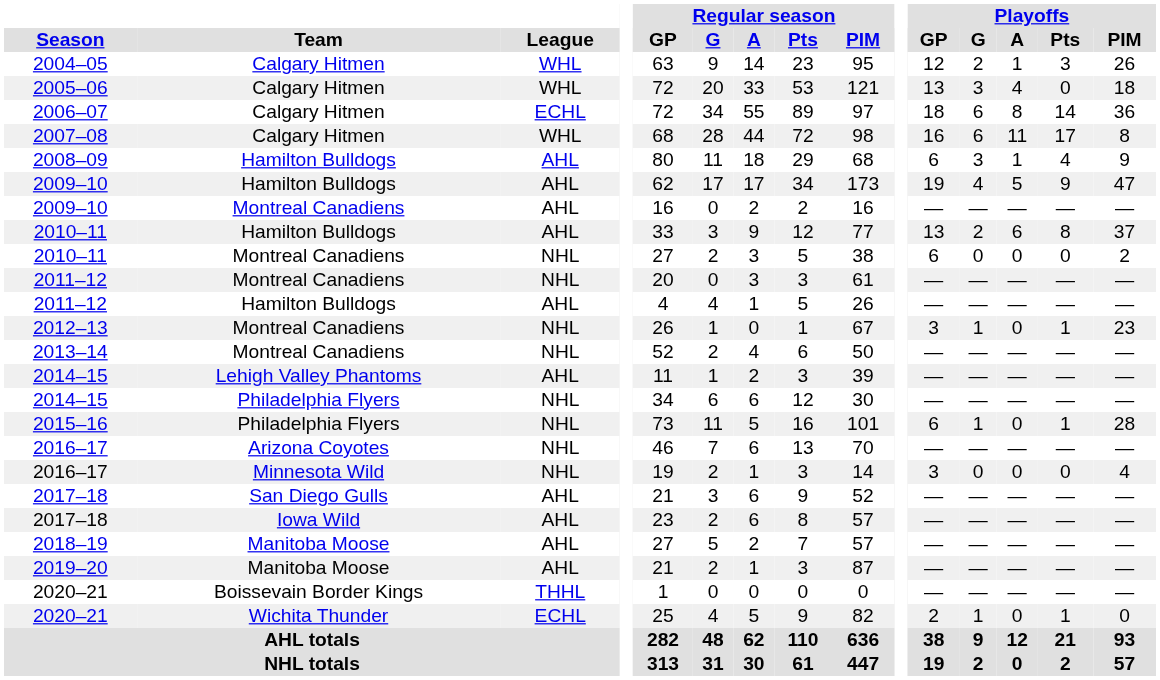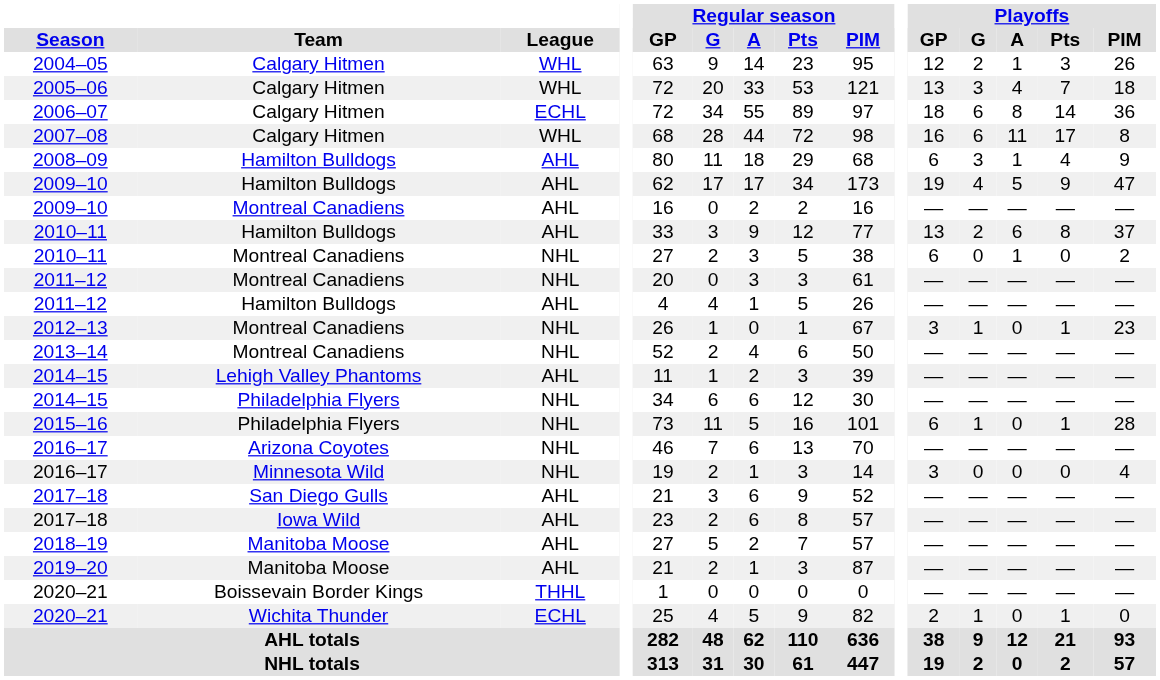(1065, 87) 0 -> (1065, 87) 7
(1017, 255) 0 -> (1017, 255) 1
